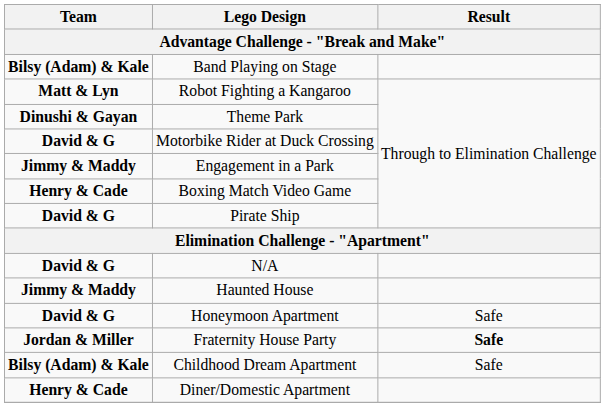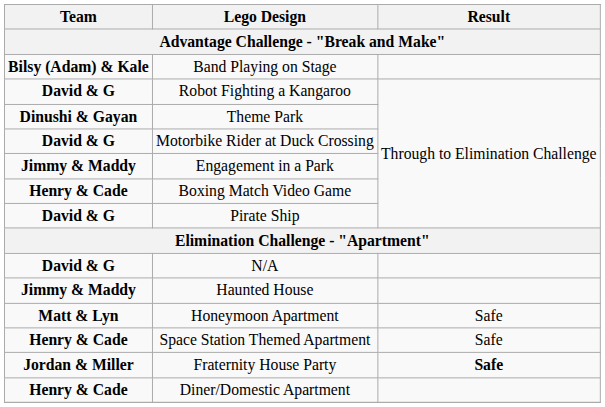(78, 91) Matt & Lyn -> (78, 91) David & G
(78, 315) David & G -> (78, 315) Matt & Lyn
+ row: (265, 340)
- row: (265, 365)
